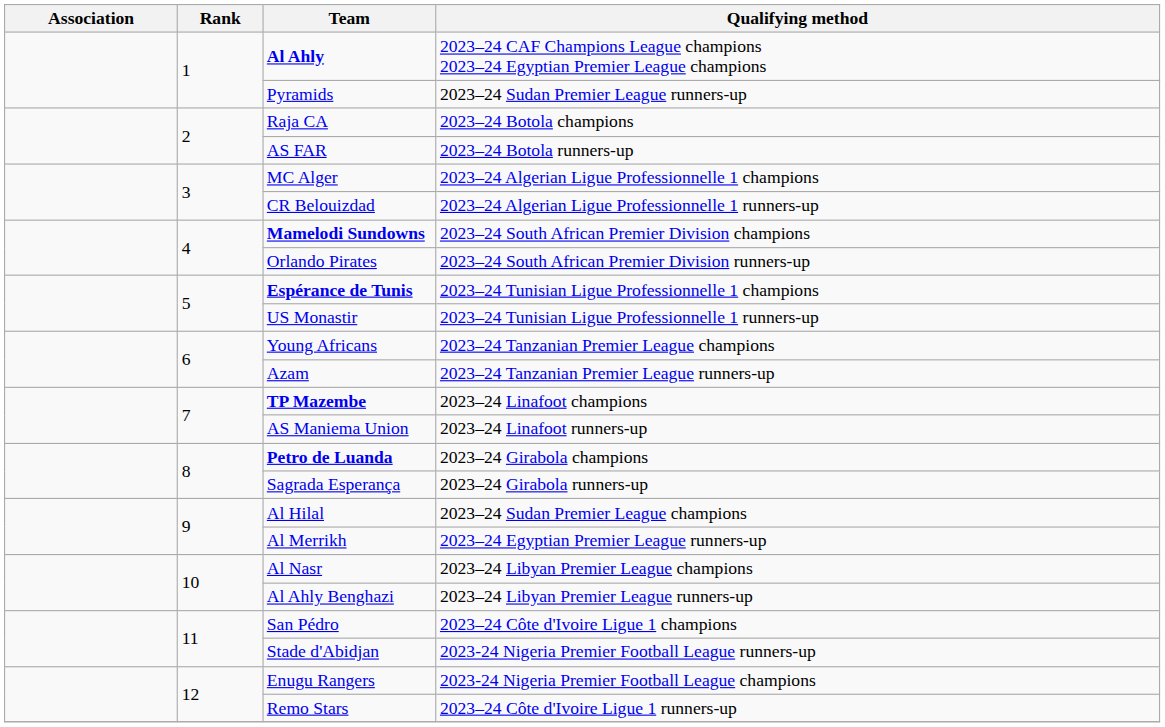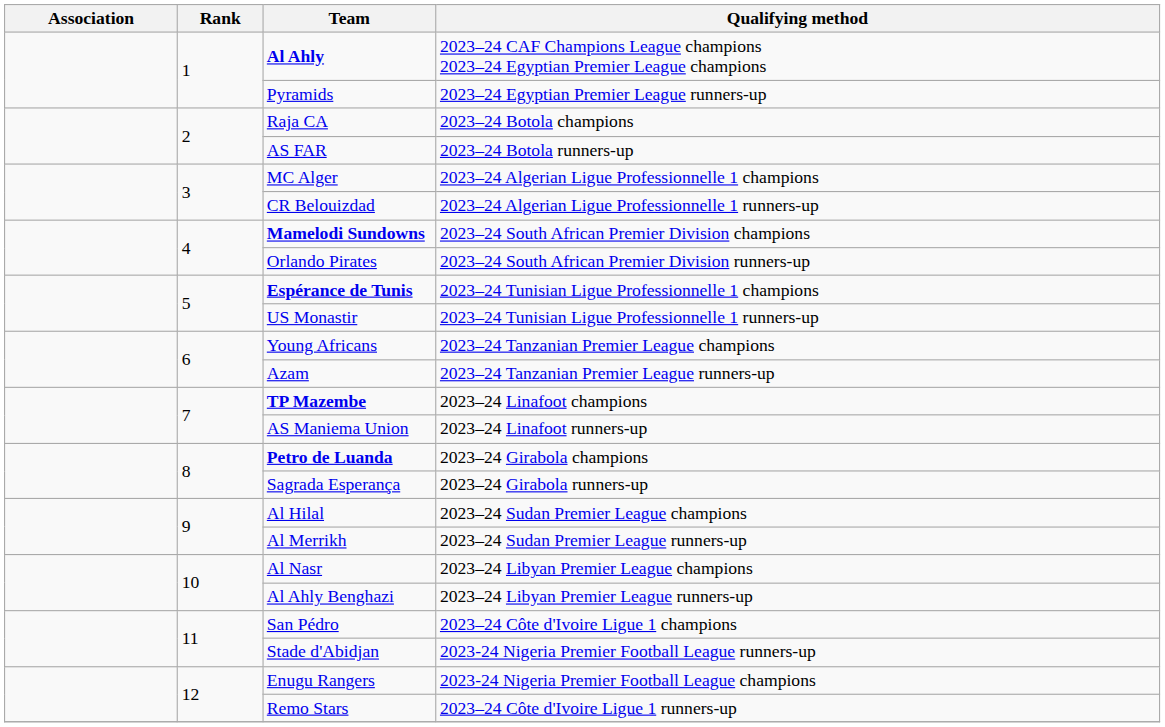(593, 94) 2023–24 Sudan Premier League runners-up -> (603, 94) 2023–24 Egyptian Premier League runners-up
(603, 540) 2023–24 Egyptian Premier League runners-up -> (593, 540) 2023–24 Sudan Premier League runners-up
